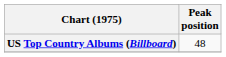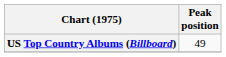(200, 43) 48 -> (200, 43) 49
